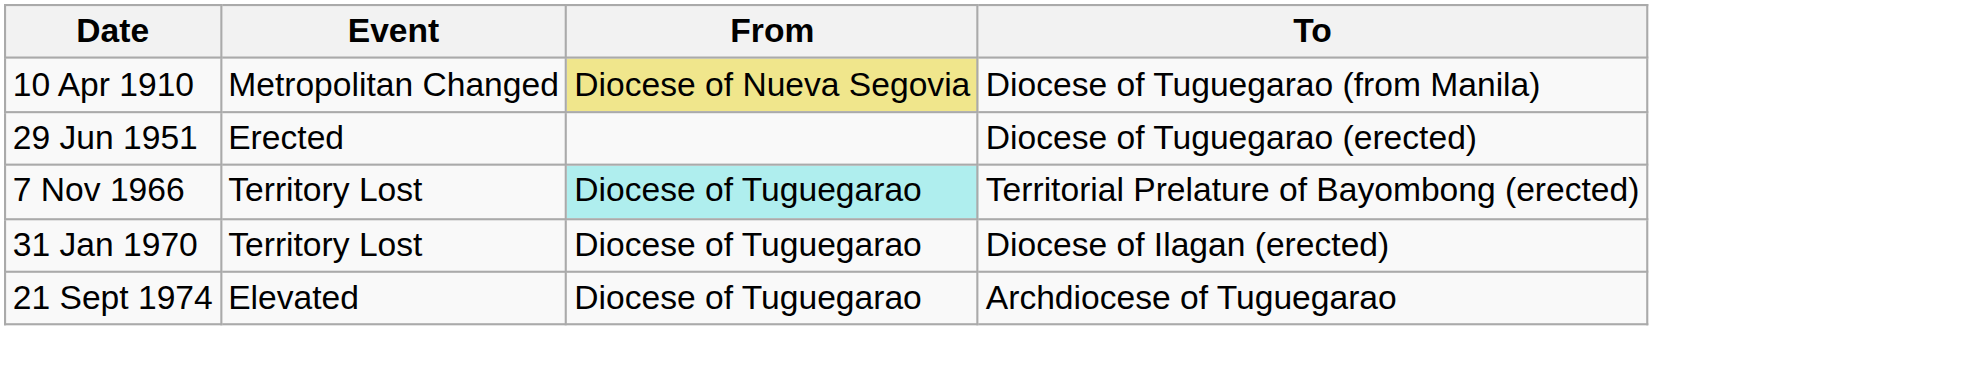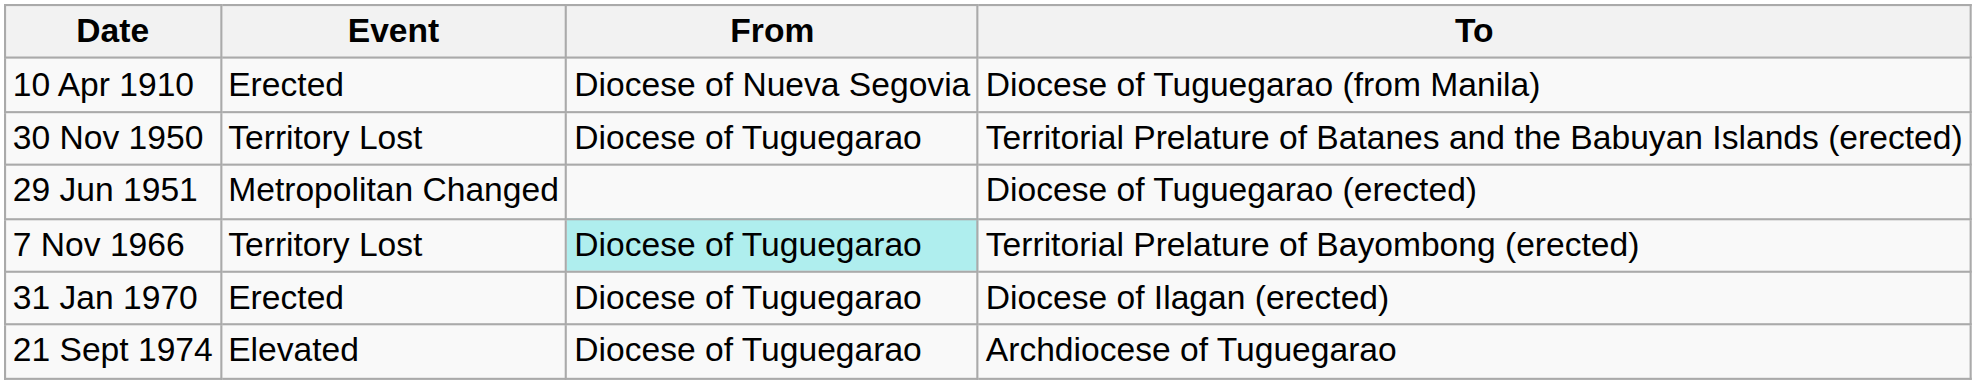(394, 84) Metropolitan Changed -> (286, 84) Erected
(772, 84) khaki background -> (772, 84) no background
+ row: (108, 137)
(286, 137) Erected -> (394, 191) Metropolitan Changed
(325, 244) Territory Lost -> (286, 297) Erected
